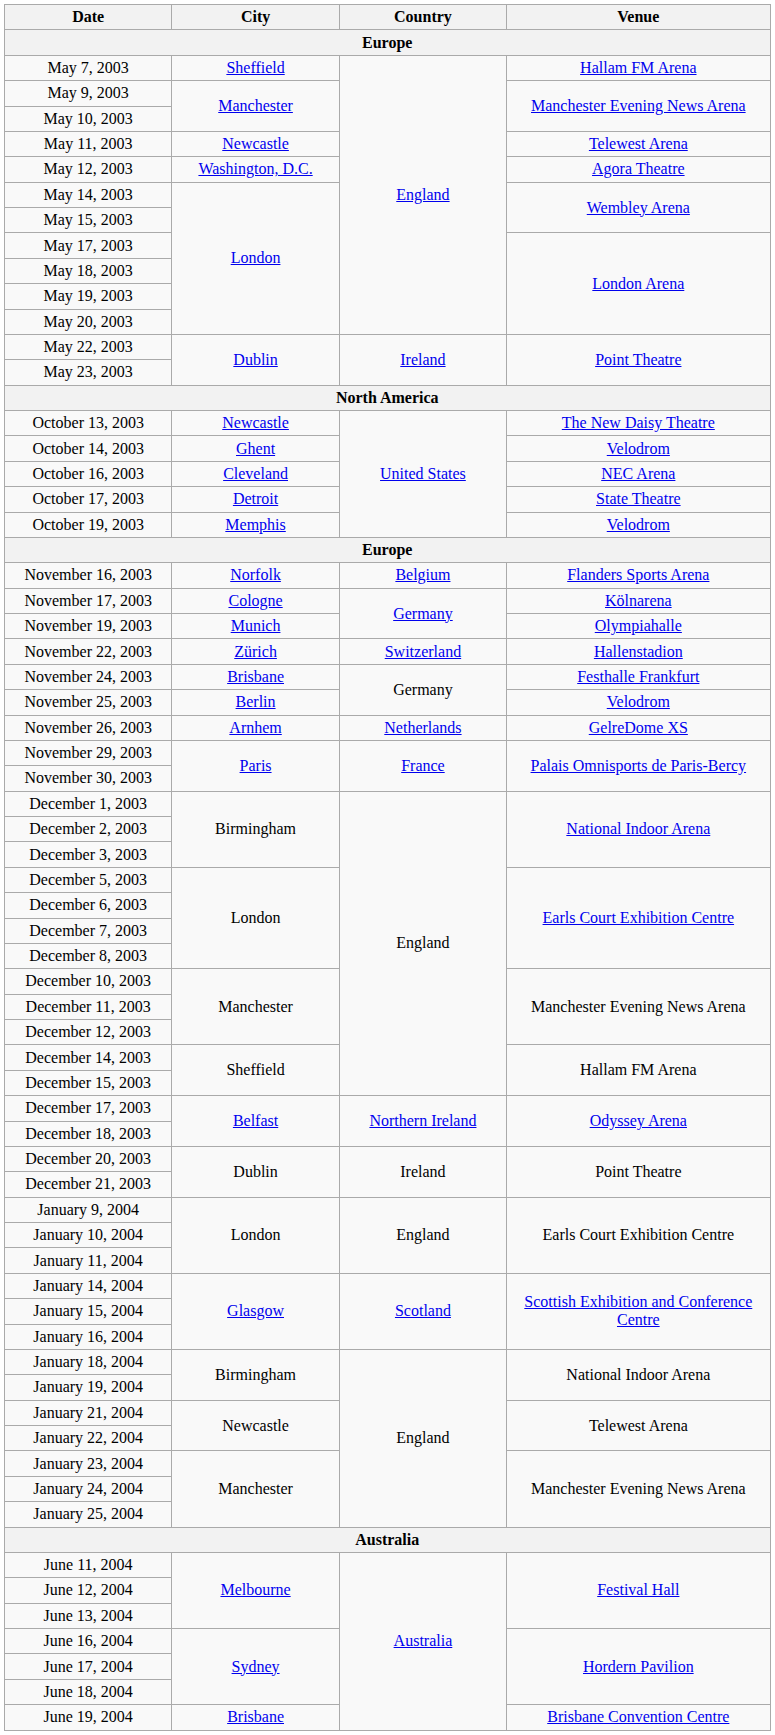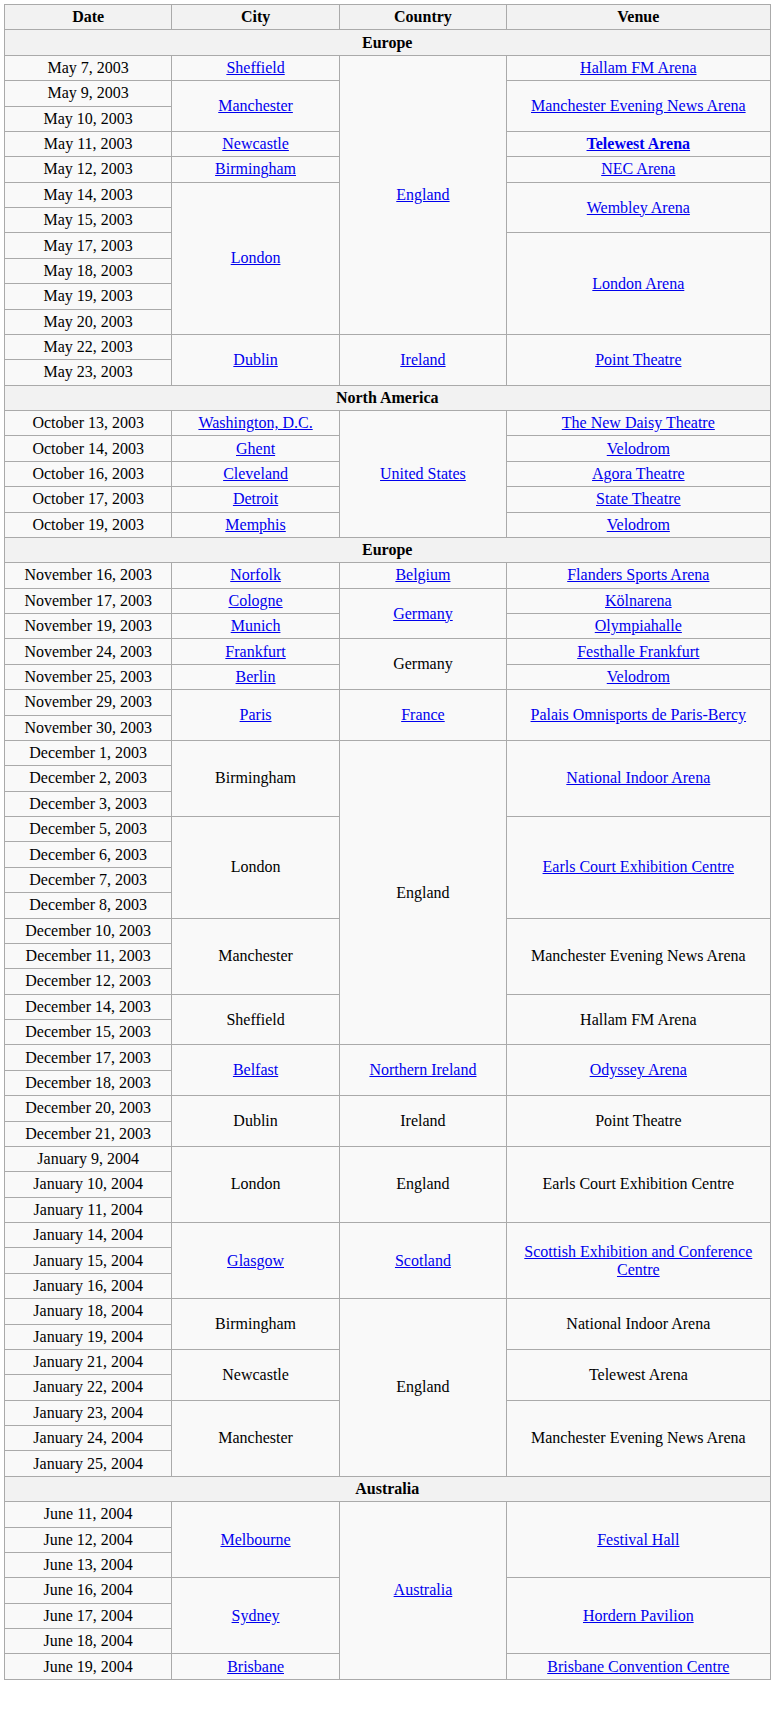(638, 144) normal -> (638, 144) bold
(256, 169) Washington, D.C. -> (256, 169) Birmingham
(638, 169) Agora Theatre -> (638, 169) NEC Arena
(256, 423) Newcastle -> (256, 423) Washington, D.C.
(638, 473) NEC Arena -> (638, 473) Agora Theatre
- row: (88, 651)
(256, 676) Brisbane -> (256, 651) Frankfurt
- row: (88, 727)
